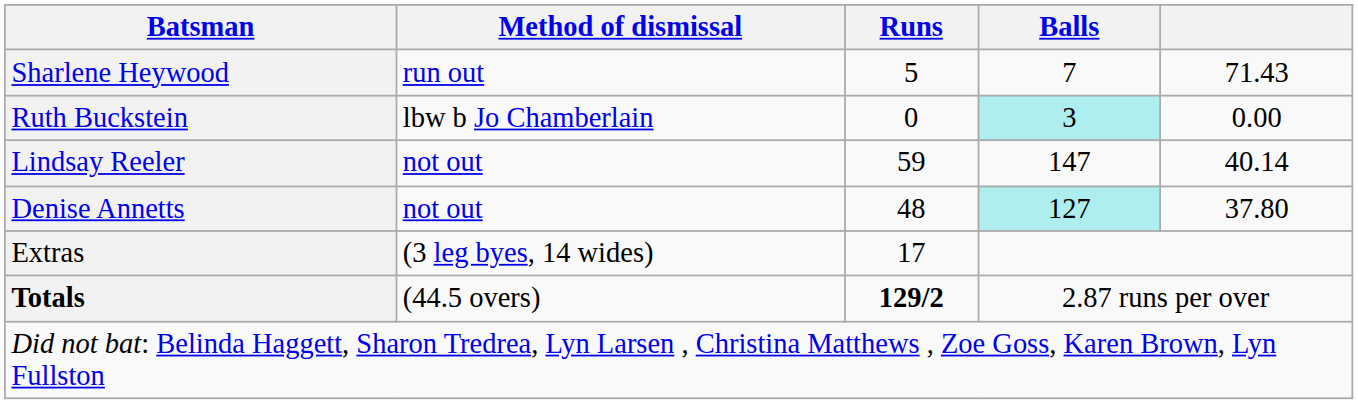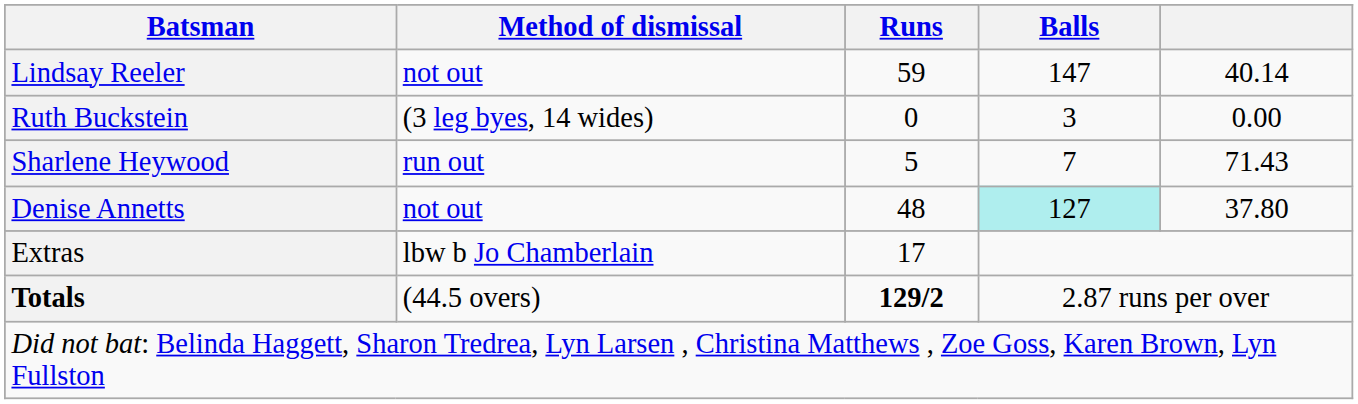rows swapped: (98, 162) <-> (120, 72)
(528, 117) lbw b Jo Chamberlain -> (528, 117) (3 leg byes, 14 wides)
(1069, 117) paleturquoise background -> (1069, 117) no background
(528, 252) (3 leg byes, 14 wides) -> (528, 252) lbw b Jo Chamberlain
